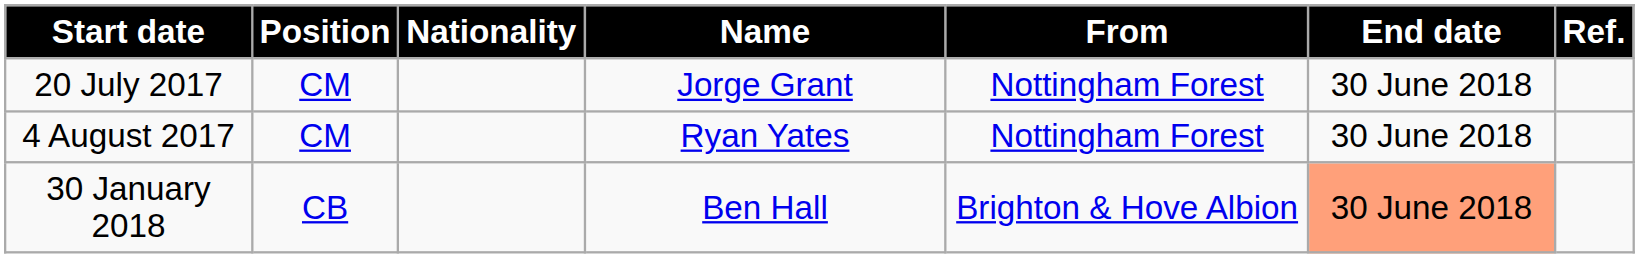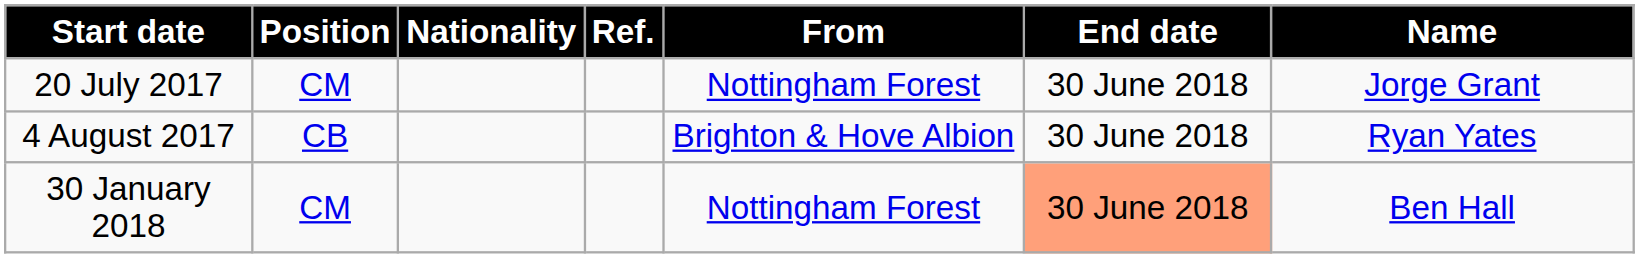columns swapped: (765, 32) <-> (1594, 32)
(325, 137) CM -> (325, 137) CB
(1127, 137) Nottingham Forest -> (843, 137) Brighton & Hove Albion
(325, 208) CB -> (325, 208) CM
(1127, 208) Brighton & Hove Albion -> (843, 208) Nottingham Forest
